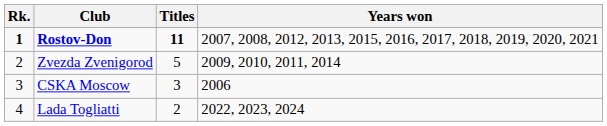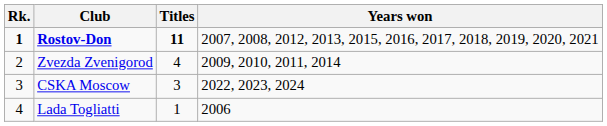(177, 62) 5 -> (177, 62) 4
(216, 86) 2006 -> (253, 86) 2022, 2023, 2024
(177, 109) 2 -> (177, 109) 1
(253, 109) 2022, 2023, 2024 -> (216, 109) 2006
